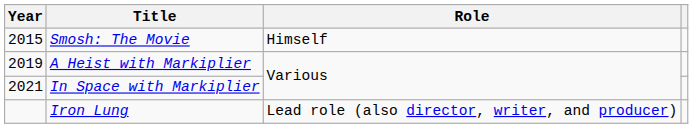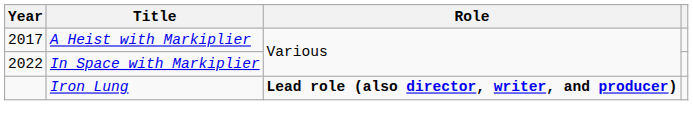- row: (120, 40)
(26, 64) 2019 -> (26, 40) 2017
(26, 88) 2021 -> (26, 64) 2022
(472, 111) normal -> (472, 88) bold
